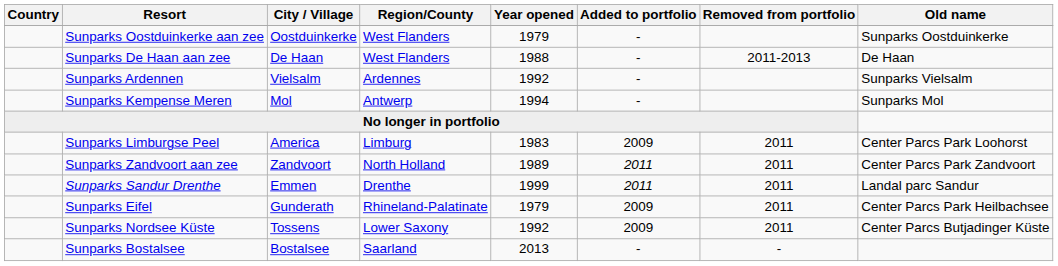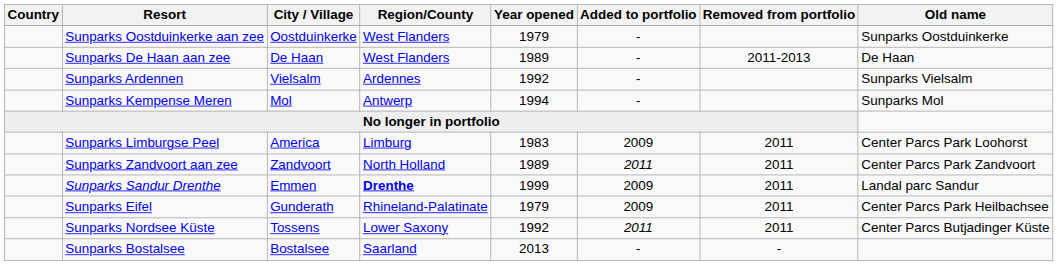(534, 57) 1988 -> (534, 57) 1989
(387, 185) normal -> (388, 185) bold
(638, 185) 2011 -> (638, 185) 2009
(638, 228) 2009 -> (638, 228) 2011
